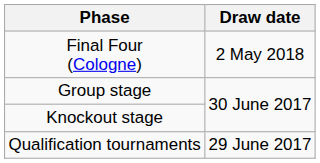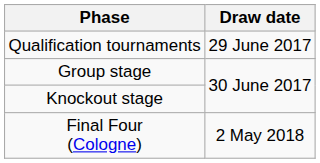rows swapped: (105, 144) <-> (105, 54)
